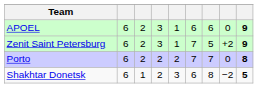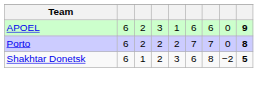- row: (56, 43)
